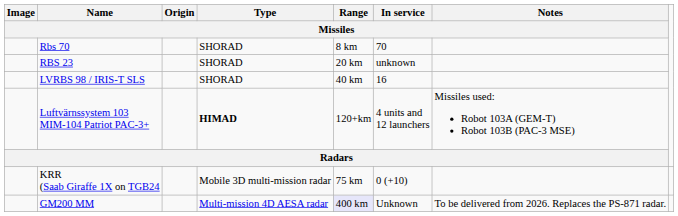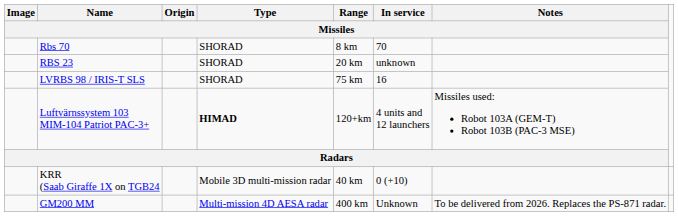(349, 79) 40 km -> (349, 79) 75 km
(349, 180) 75 km -> (349, 180) 40 km
(352, 203) lavender background -> (352, 203) no background
